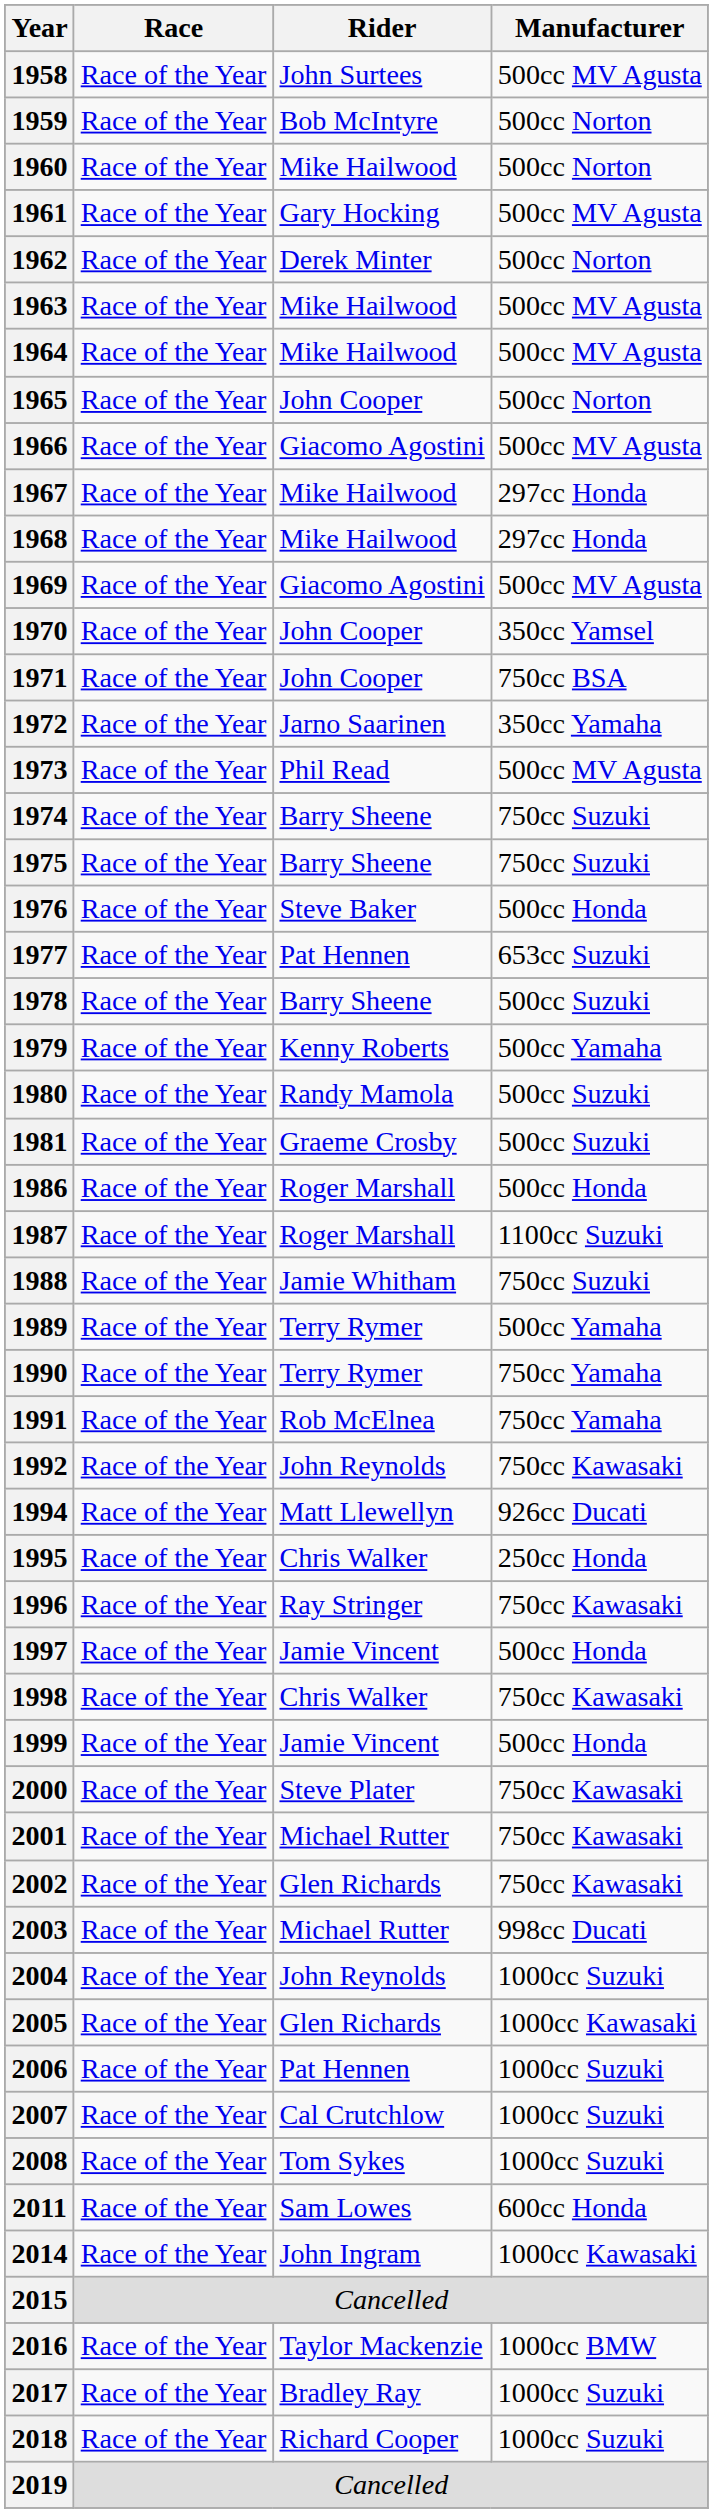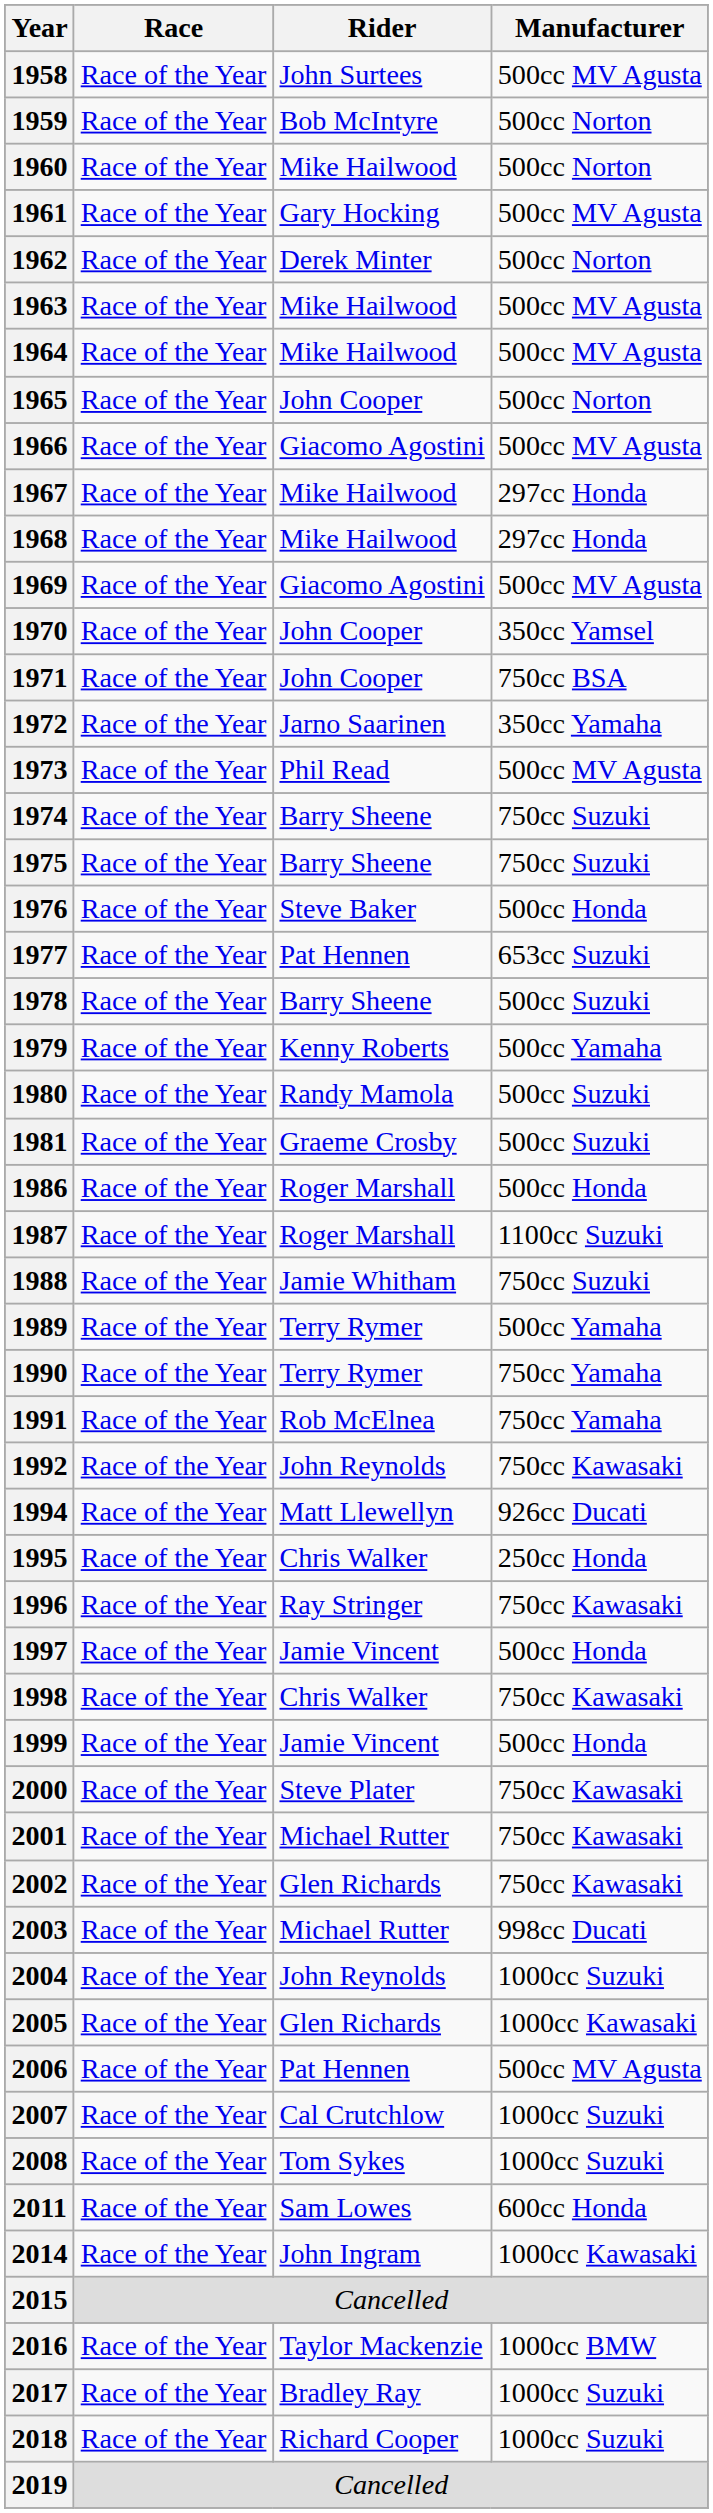(581, 2067) 1000cc Suzuki -> (600, 2067) 500cc MV Agusta
